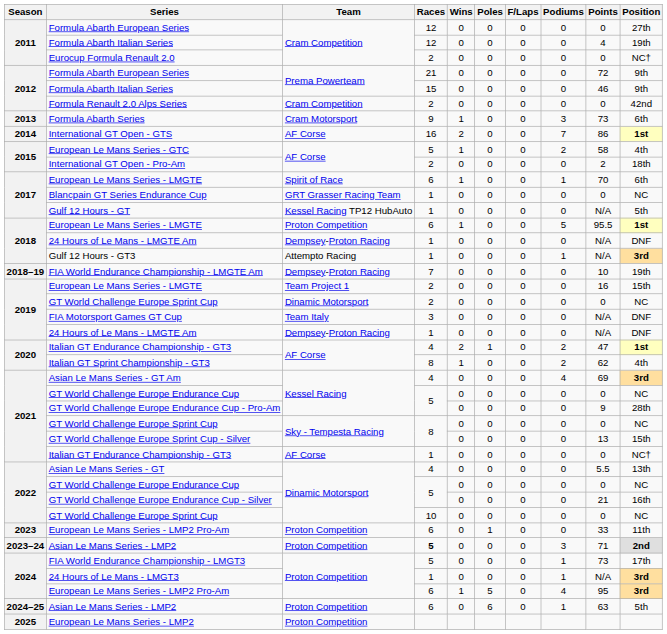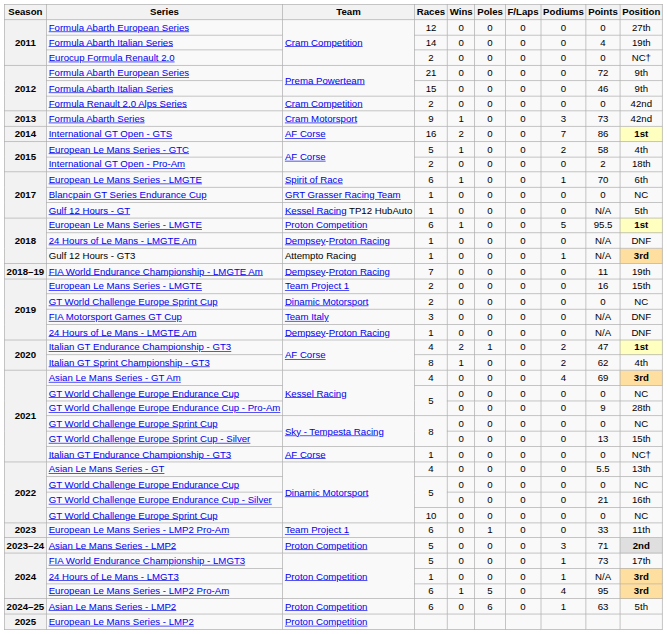(431, 43) 12 -> (431, 43) 14
(641, 119) 6th -> (641, 119) 42nd
(603, 271) 10 -> (603, 271) 11
(326, 531) Proton Competition -> (317, 531) Team Project 1
(431, 546) bold -> (431, 546) normal
